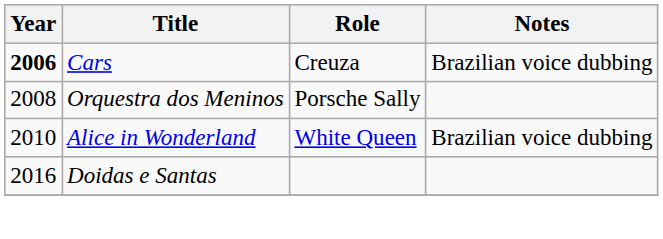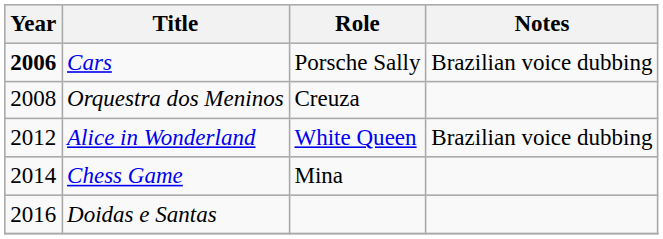(327, 61) Creuza -> (357, 61) Porsche Sally
(357, 99) Porsche Sally -> (327, 99) Creuza
(33, 137) 2010 -> (33, 137) 2012
+ row: (125, 175)
